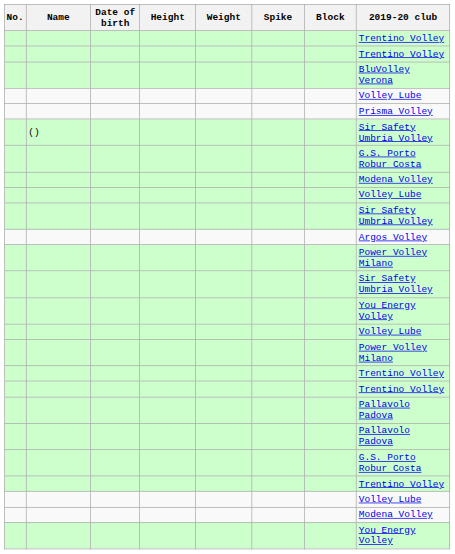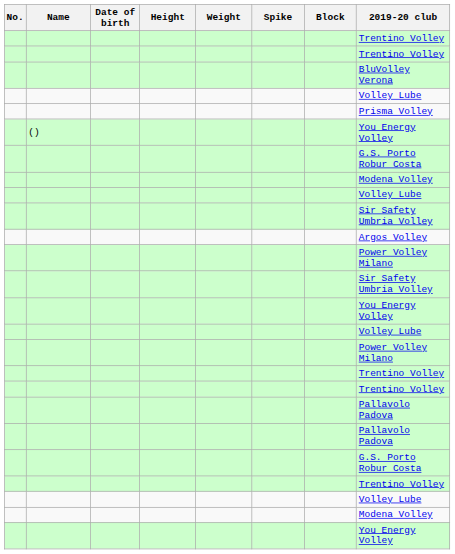(396, 132) Sir Safety Umbria Volley -> (387, 132) You Energy Volley
